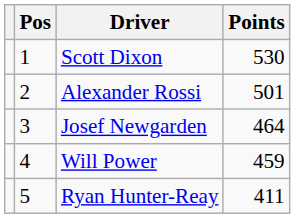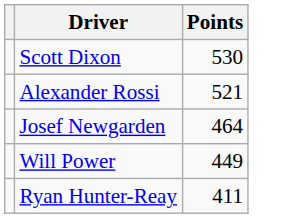- column: (35, 22)
(269, 91) 501 -> (227, 91) 521
(269, 161) 459 -> (227, 161) 449
